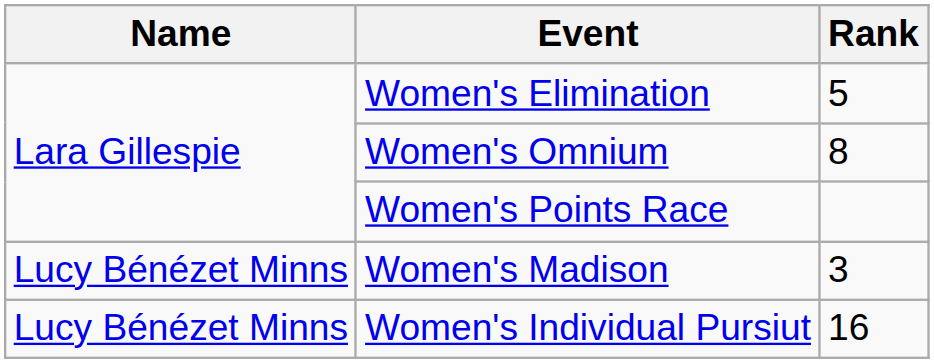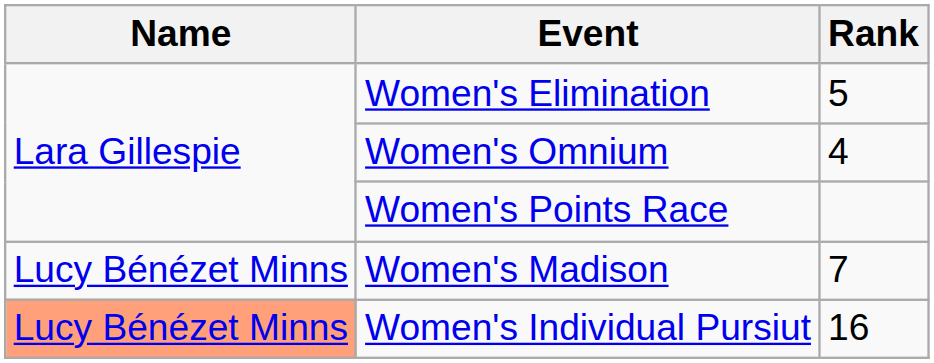(838, 151) 8 -> (838, 151) 4
(838, 269) 3 -> (838, 269) 7
(181, 328) no background -> (181, 328) lightsalmon background
